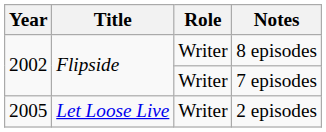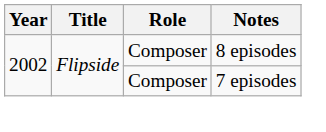(203, 50) Writer -> (168, 50) Composer
(203, 80) Writer -> (168, 80) Composer
- row: (277, 111)
